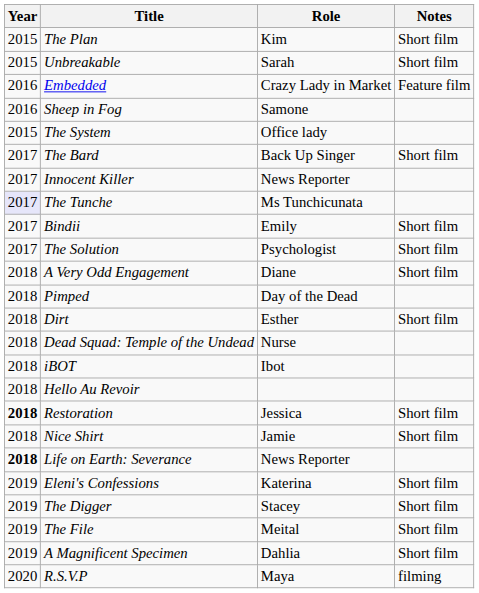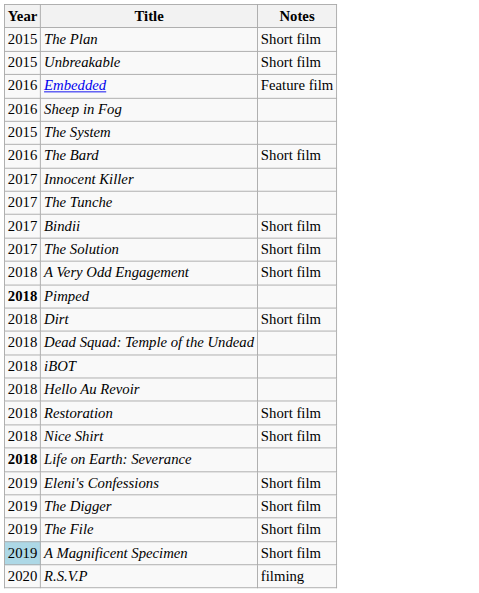- column: (326, 16)
(23, 156) 2017 -> (23, 156) 2016
(23, 202) lavender background -> (23, 202) no background
(23, 296) normal -> (23, 296) bold
(23, 413) bold -> (23, 413) normal
(23, 553) no background -> (23, 553) lightblue background
